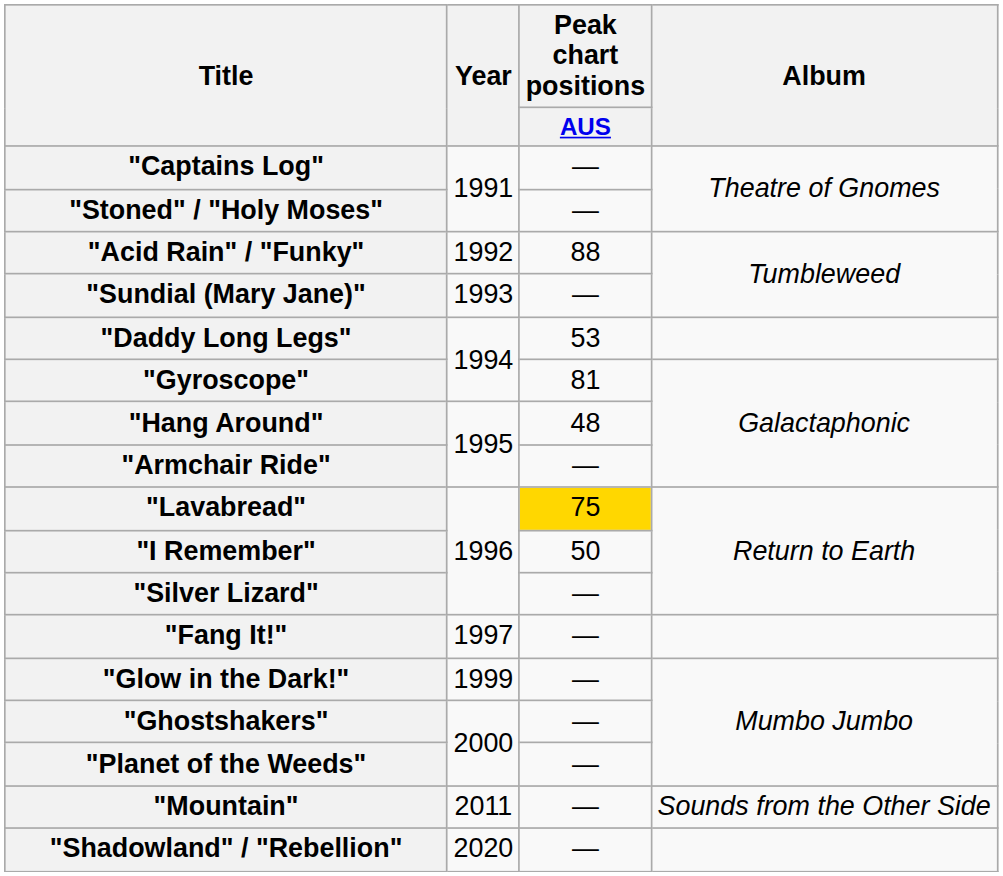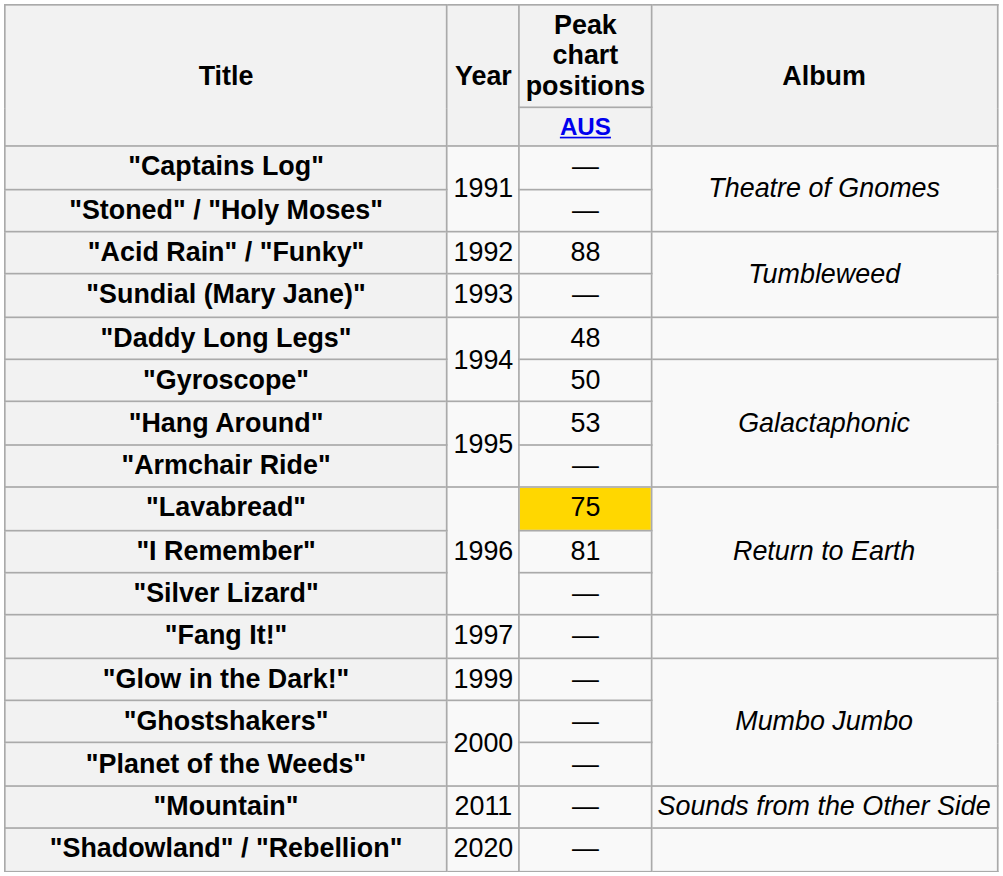(585, 337) 53 -> (585, 337) 48
(585, 380) 81 -> (585, 380) 50
(585, 422) 48 -> (585, 422) 53
(585, 550) 50 -> (585, 550) 81
